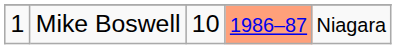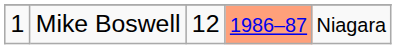(206, 24) 10 -> (206, 24) 12
